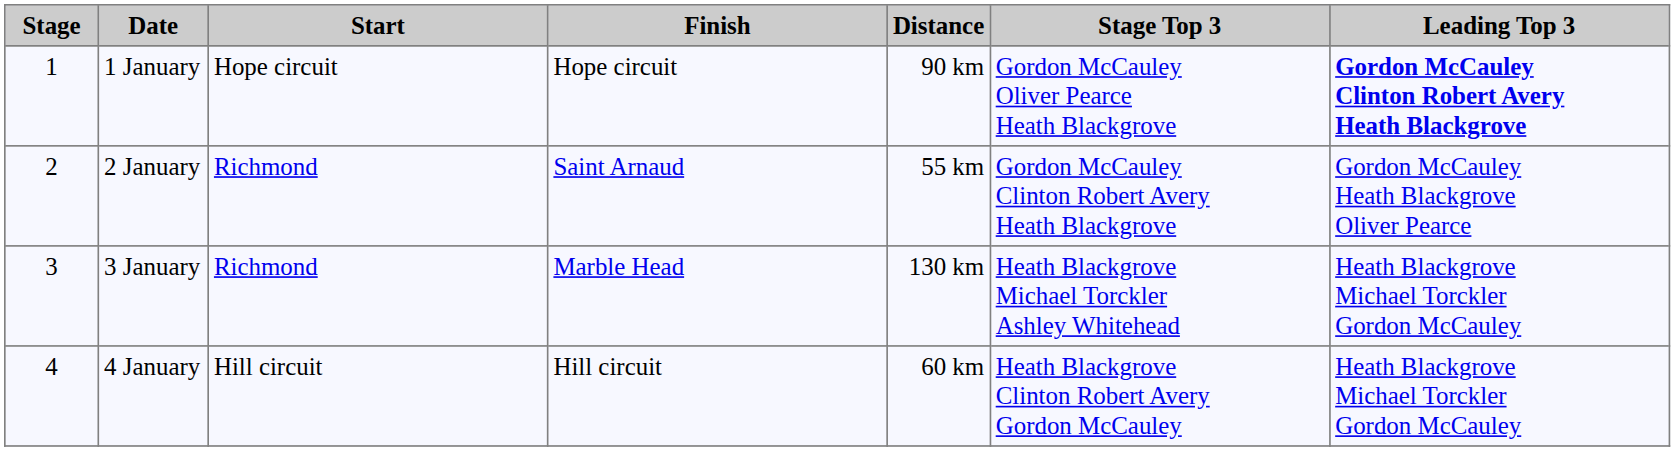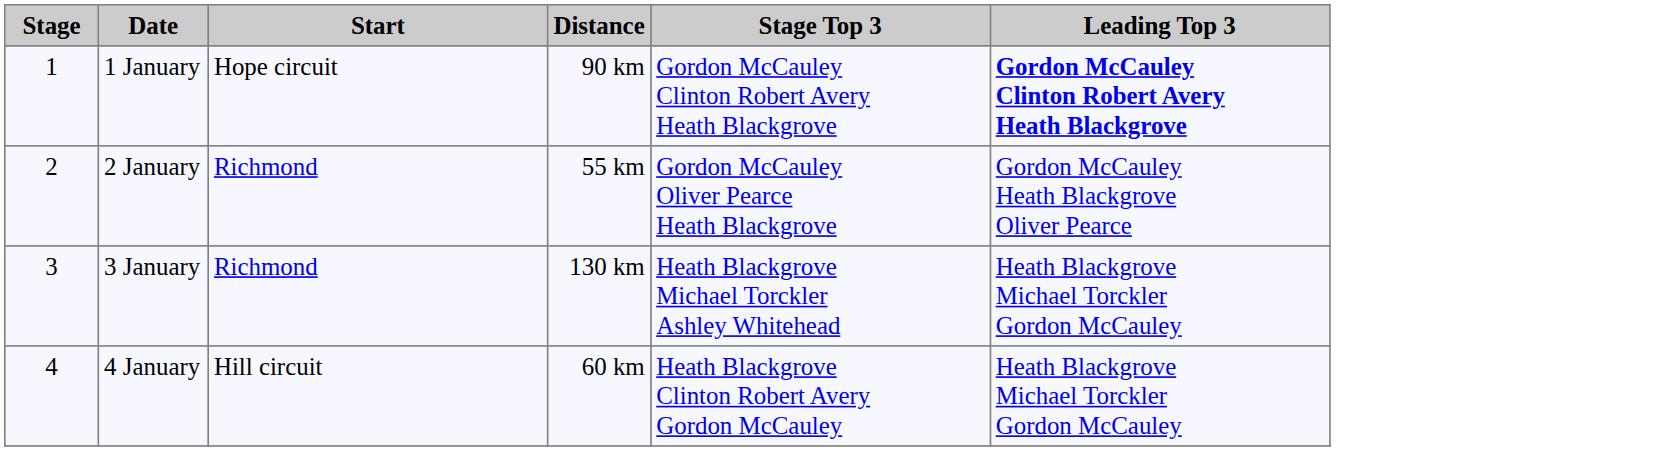- column: (717, 24)
(1089, 95) Gordon McCauley Oliver Pearce Heath Blackgrove -> (763, 95) Gordon McCauley Clinton Robert Avery Heath Blackgrove
(1103, 195) Gordon McCauley Clinton Robert Avery Heath Blackgrove -> (749, 195) Gordon McCauley Oliver Pearce Heath Blackgrove
